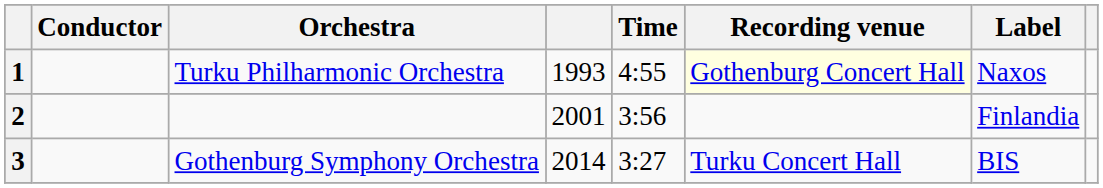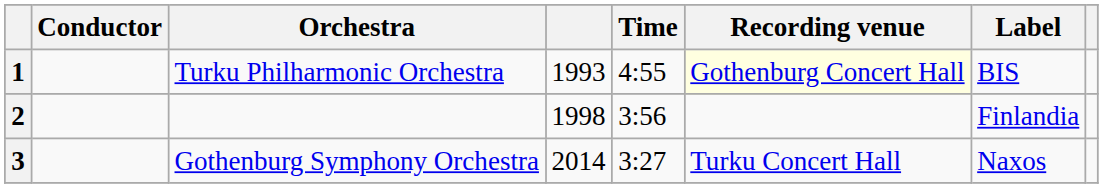(1012, 71) Naxos -> (998, 71) BIS
(579, 116) 2001 -> (579, 116) 1998
(998, 160) BIS -> (1012, 160) Naxos
